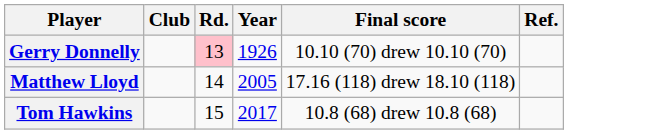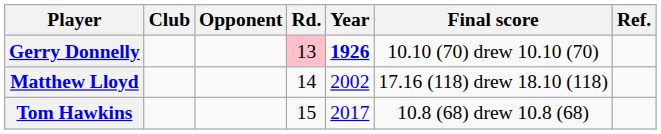+ column: (241, 19)
(257, 50) normal -> (350, 50) bold
(257, 81) 2005 -> (350, 81) 2002
